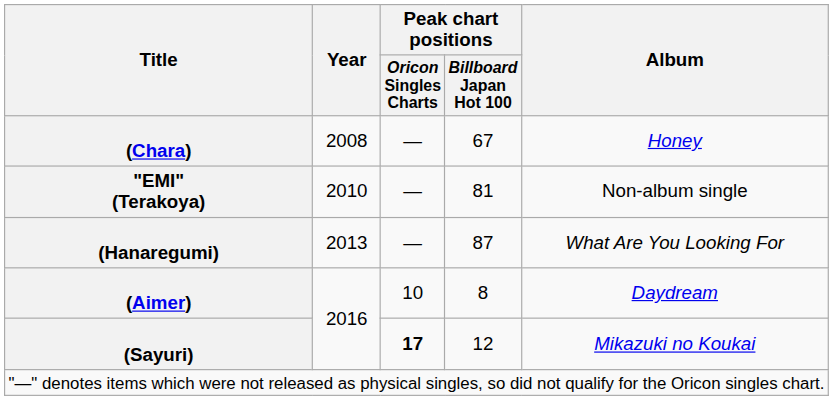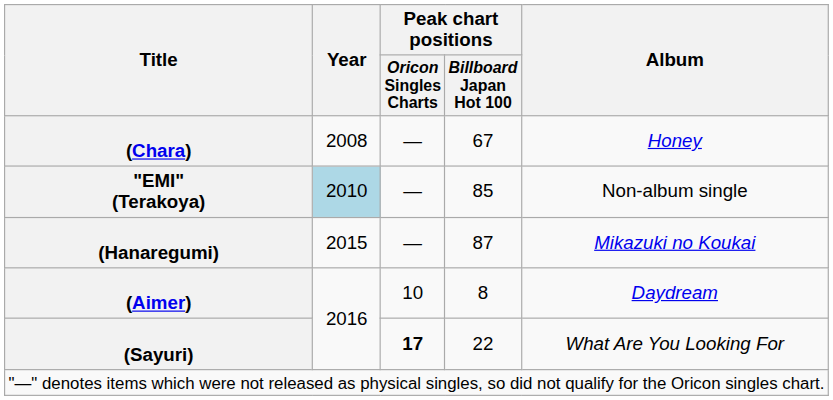(347, 191) no background -> (347, 191) lightblue background
(483, 191) 81 -> (483, 191) 85
(347, 242) 2013 -> (347, 242) 2015
(675, 242) What Are You Looking For -> (675, 242) Mikazuki no Koukai
(483, 343) 12 -> (483, 343) 22
(675, 343) Mikazuki no Koukai -> (675, 343) What Are You Looking For
